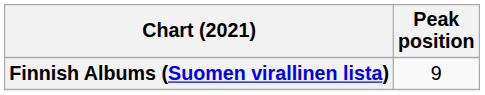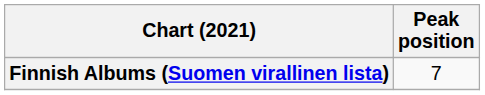(436, 73) 9 -> (436, 73) 7
